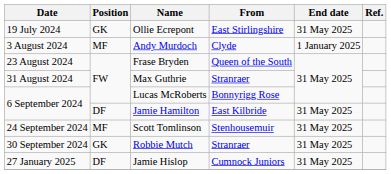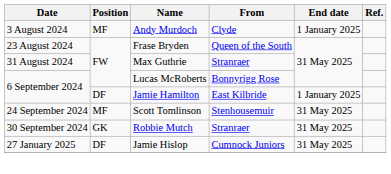- row: (163, 29)
(325, 111) 31 May 2025 -> (329, 95) 1 January 2025
